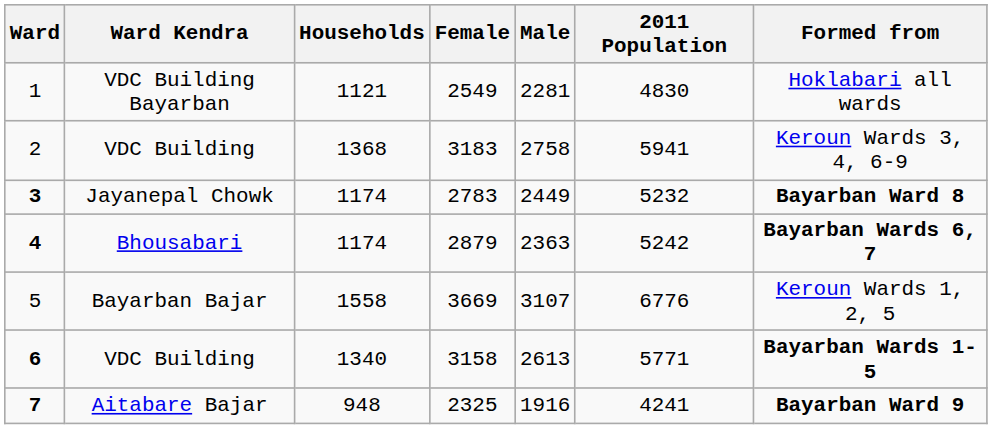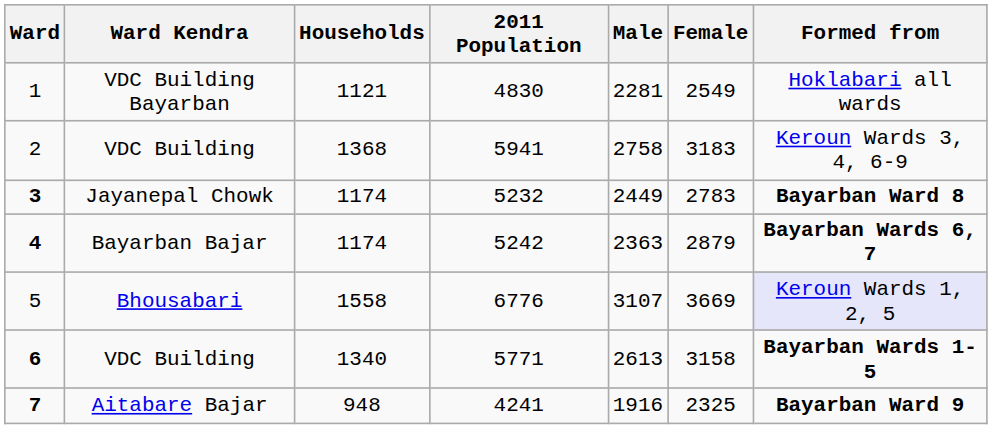columns swapped: (664, 34) <-> (472, 34)
(180, 243) Bhousabari -> (180, 243) Bayarban Bajar
(180, 301) Bayarban Bajar -> (180, 301) Bhousabari
(870, 301) no background -> (870, 301) lavender background
